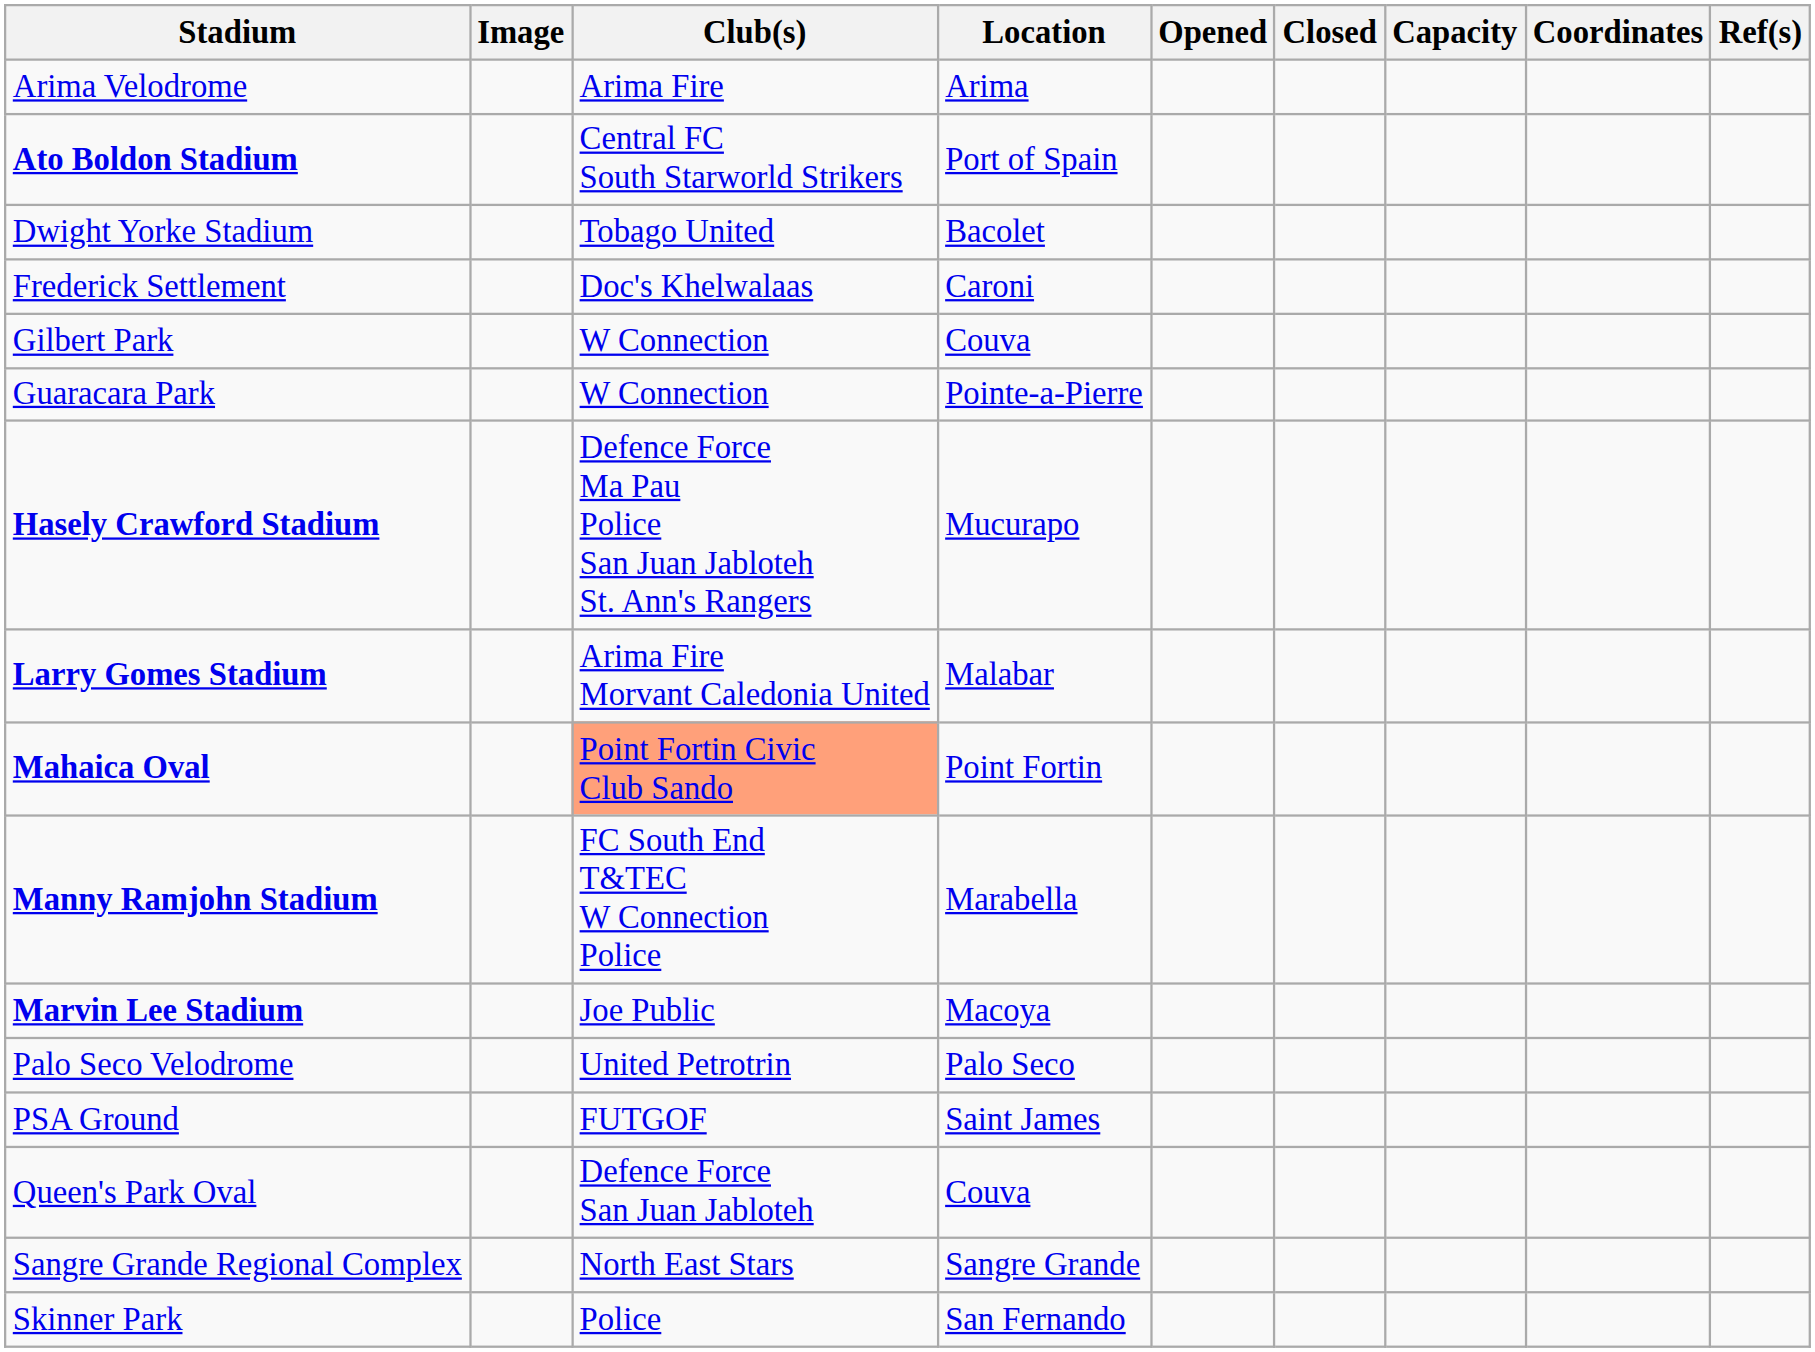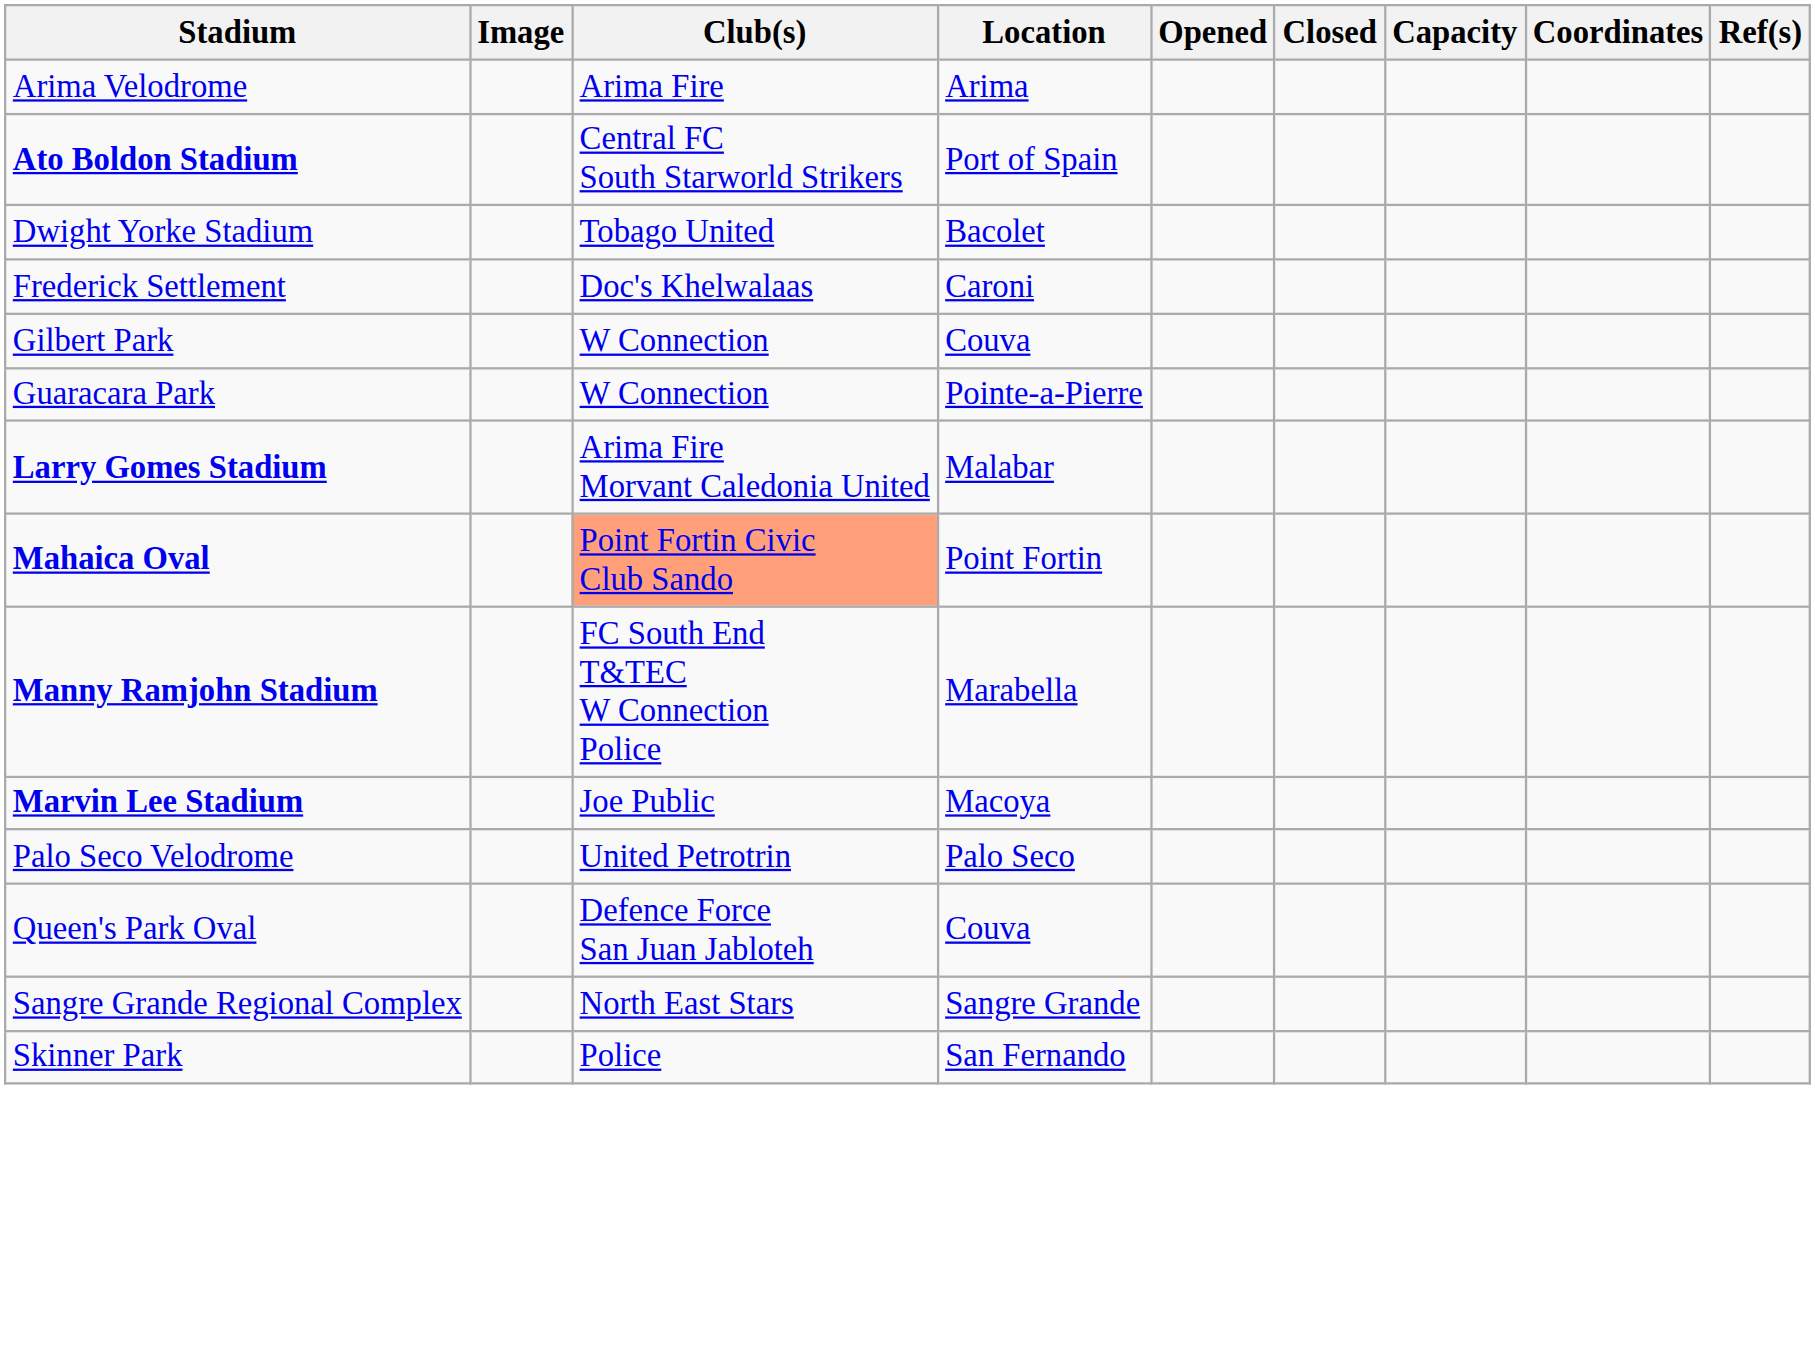- row: (196, 525)
- row: (96, 1118)
